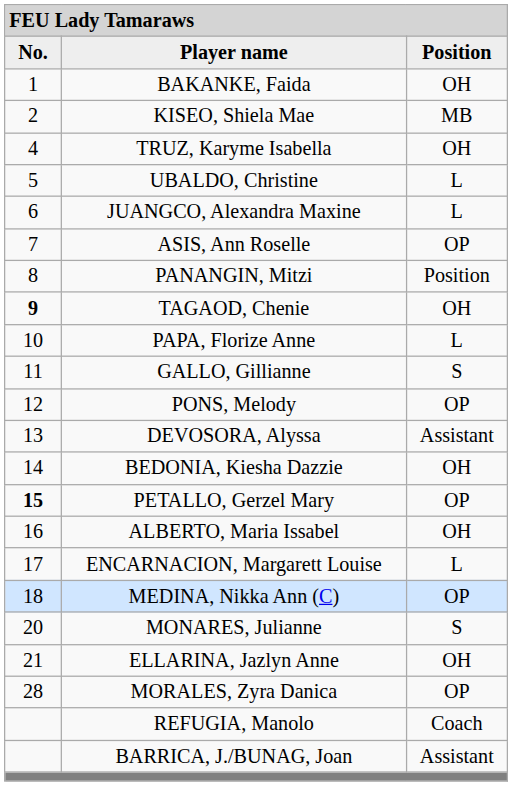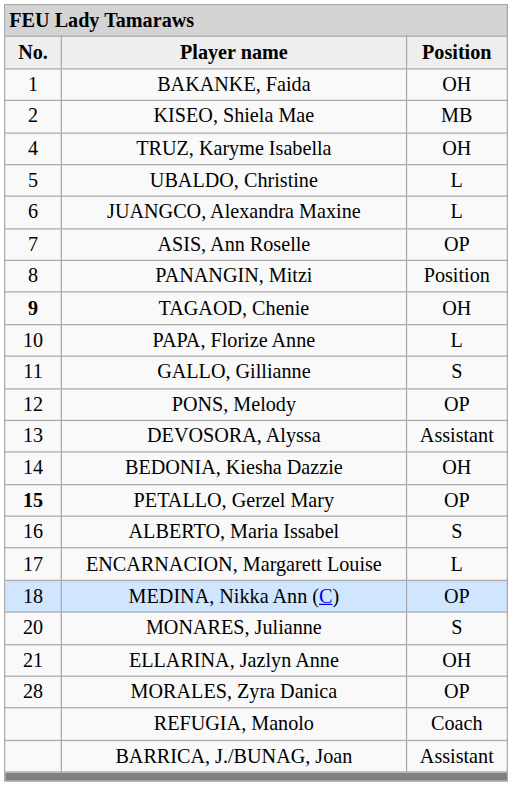(457, 532) OH -> (457, 532) S
